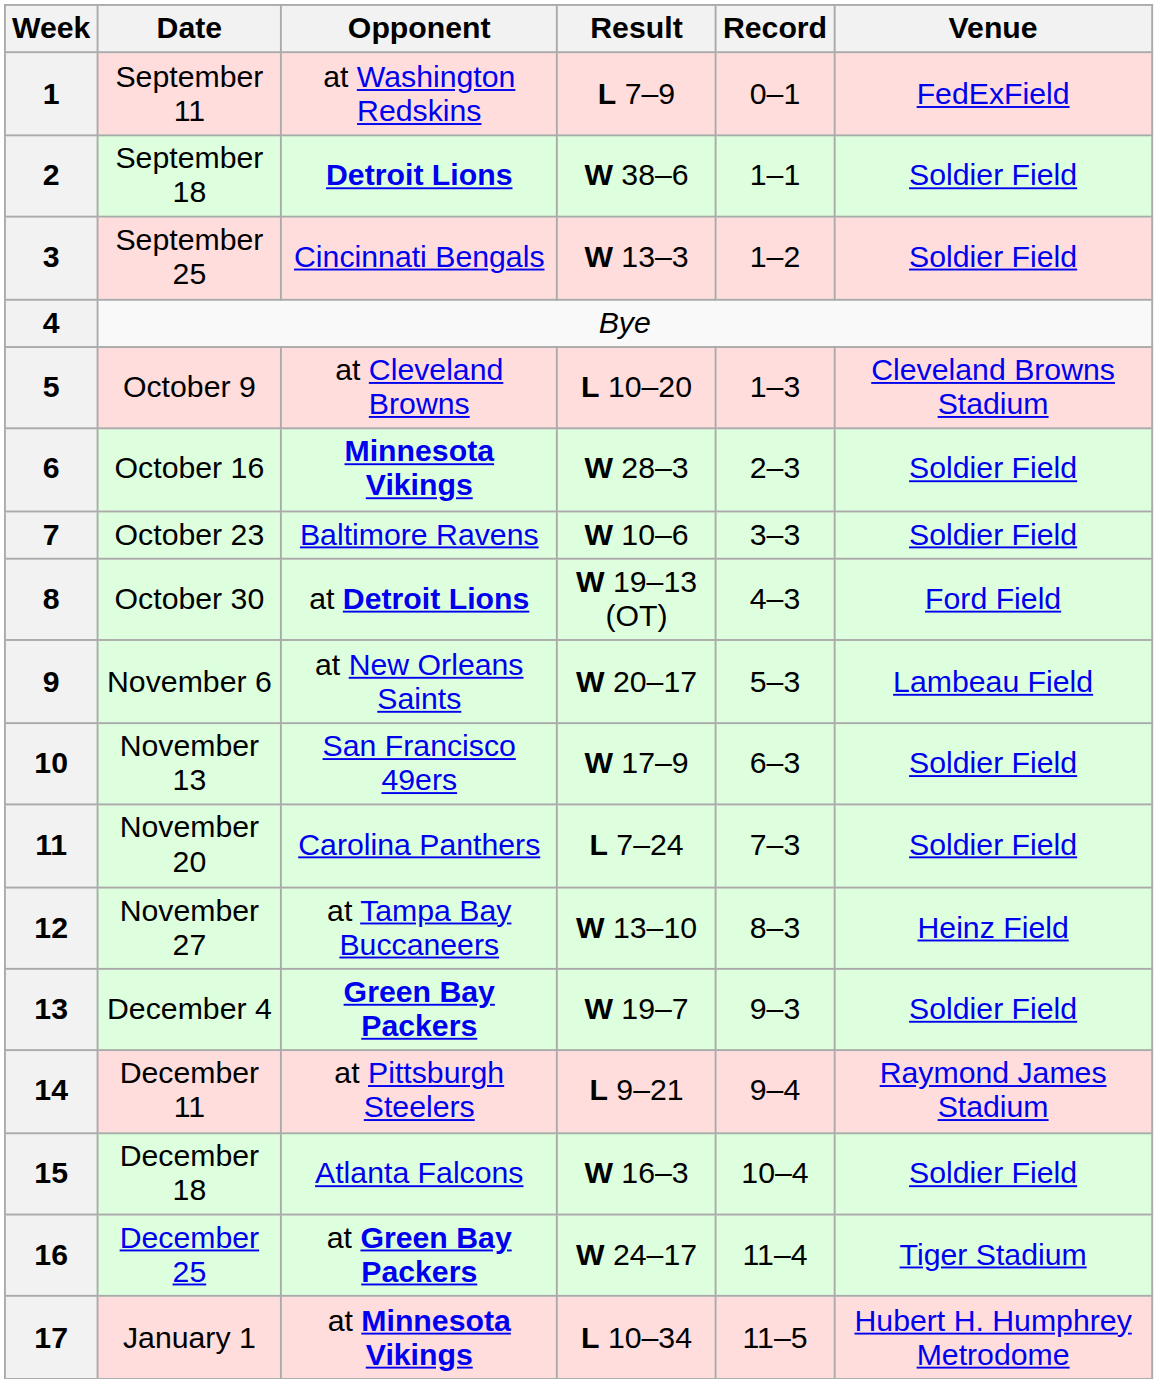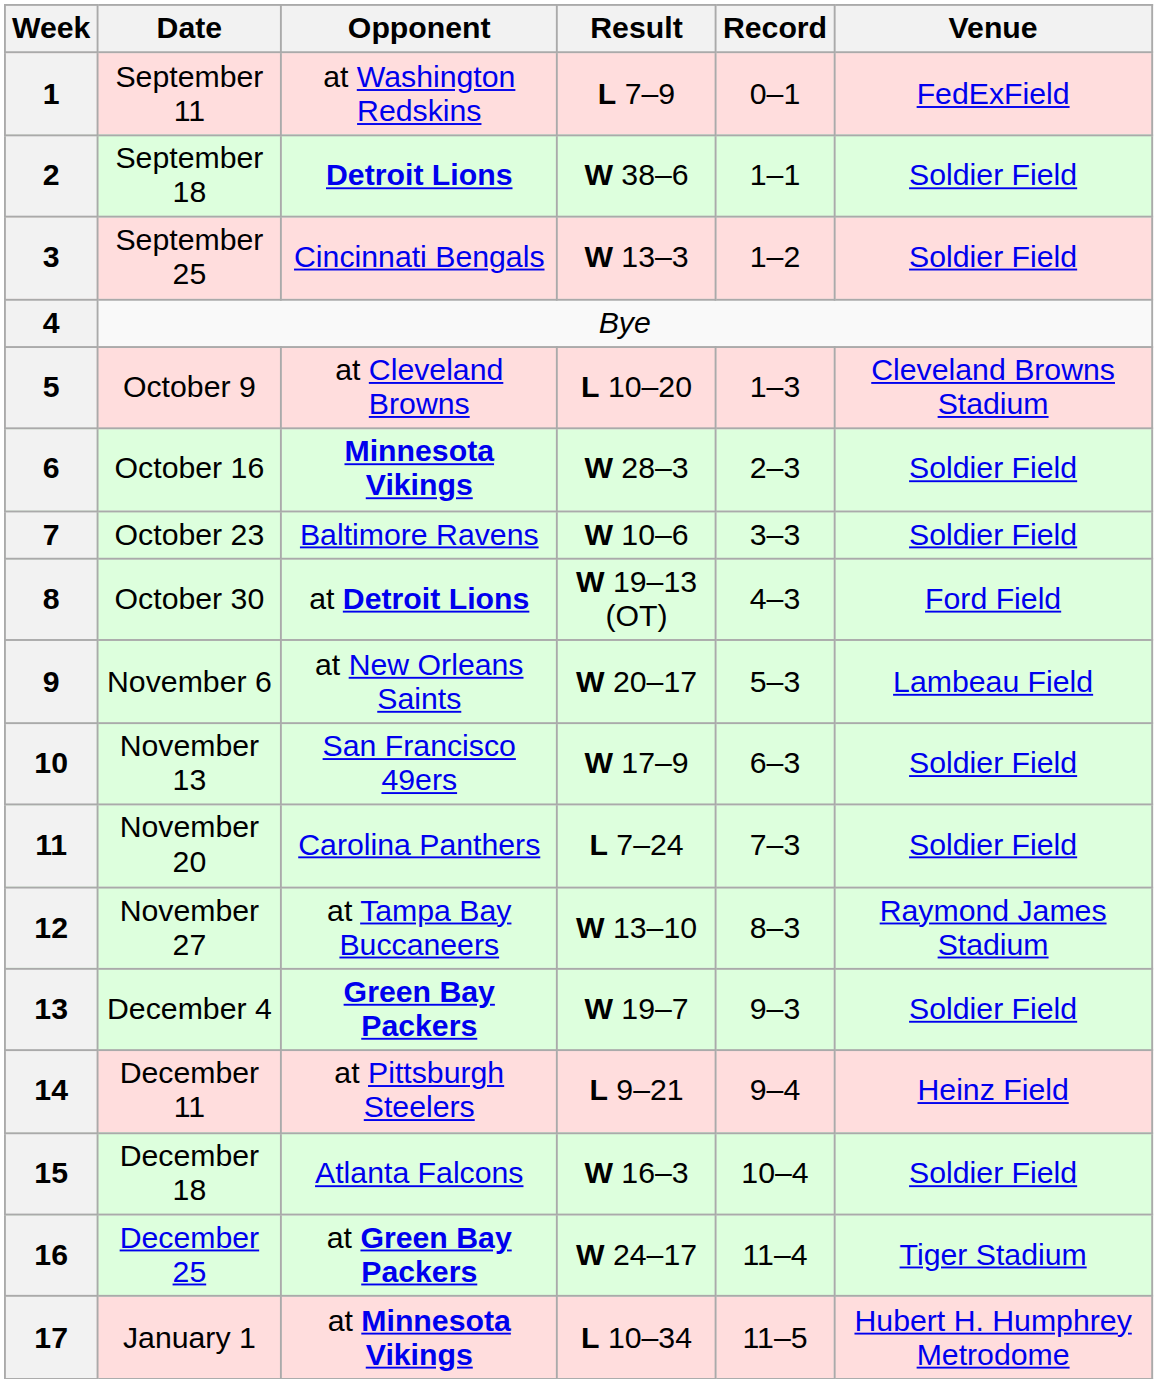(993, 927) Heinz Field -> (993, 927) Raymond James Stadium
(993, 1091) Raymond James Stadium -> (993, 1091) Heinz Field
